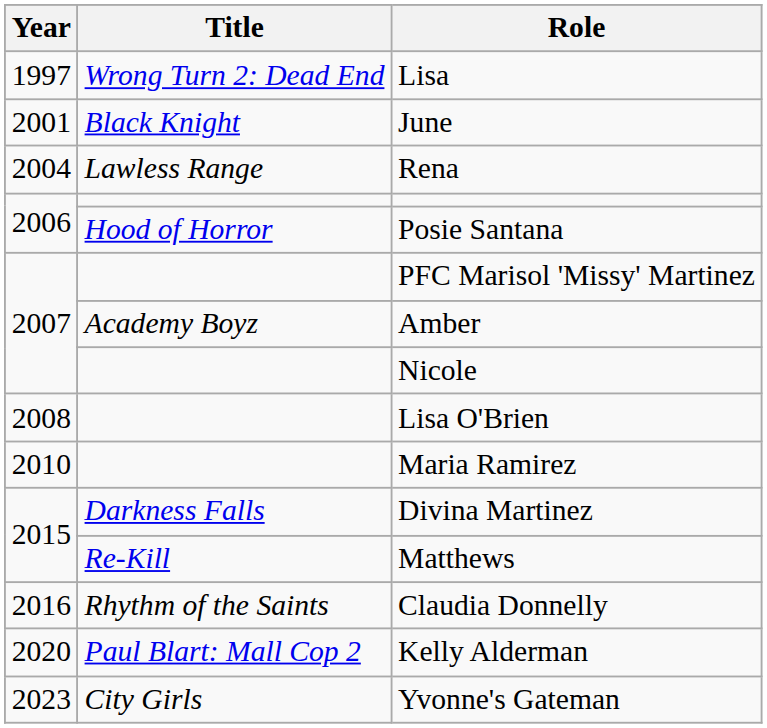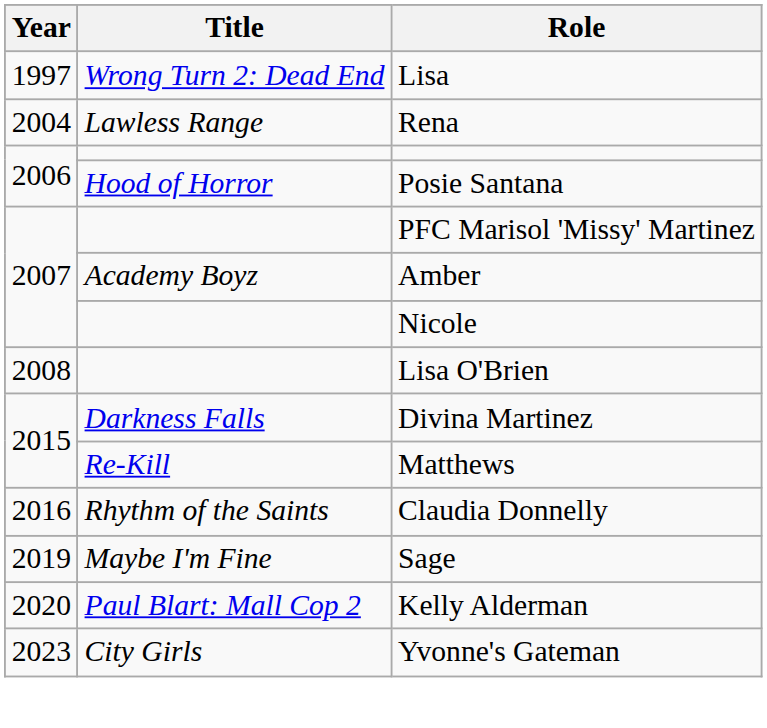- row: (425, 121)
- row: (487, 464)
+ row: (427, 557)
